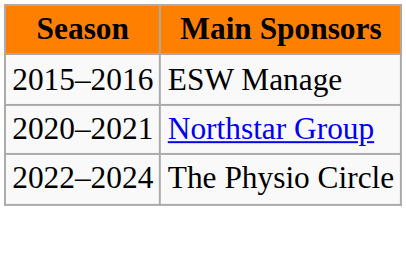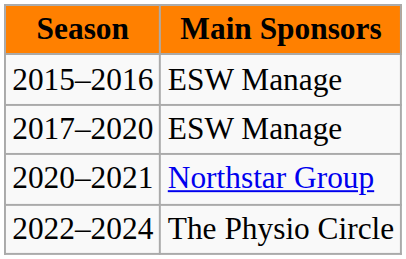+ row: (83, 128)
